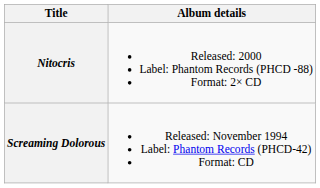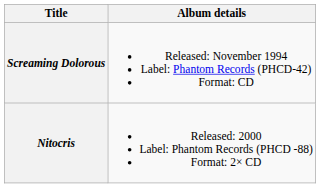rows swapped: (56, 143) <-> (56, 62)
